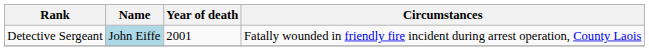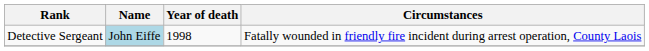(179, 35) 2001 -> (179, 35) 1998
